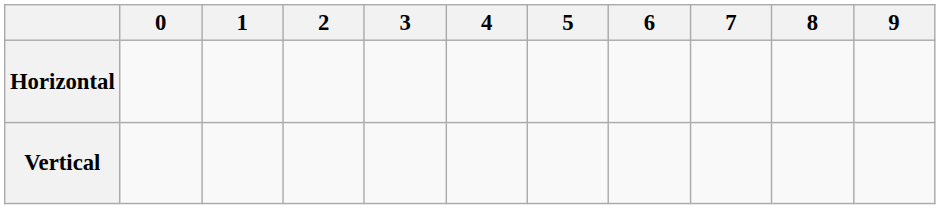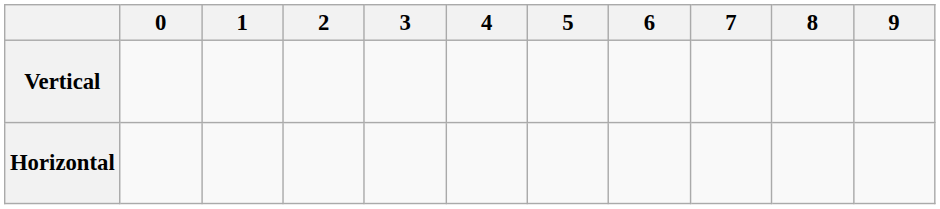rows swapped: (62, 162) <-> (62, 81)
